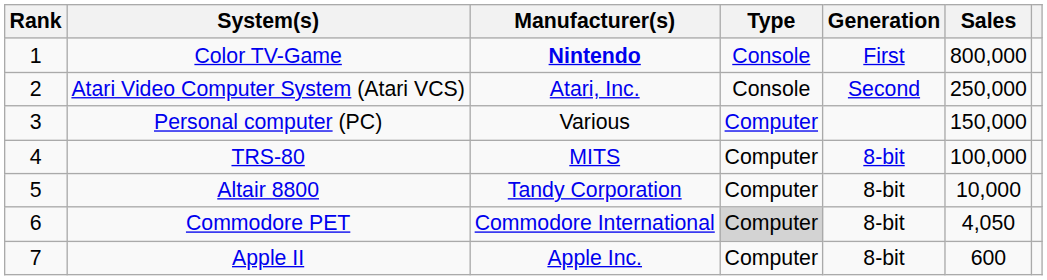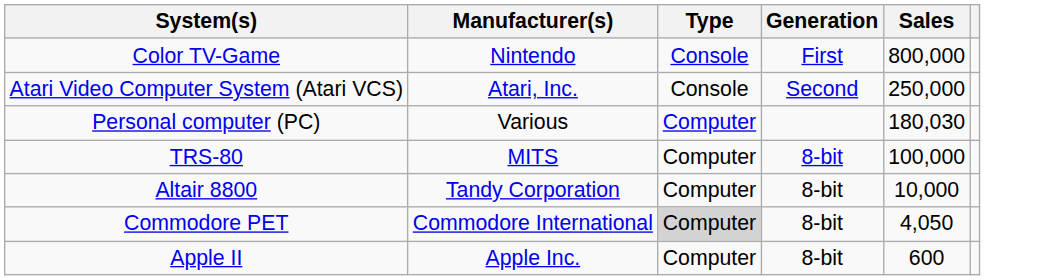- column: (36, 21)
(595, 55) bold -> (533, 55) normal
(988, 122) 150,000 -> (927, 122) 180,030
